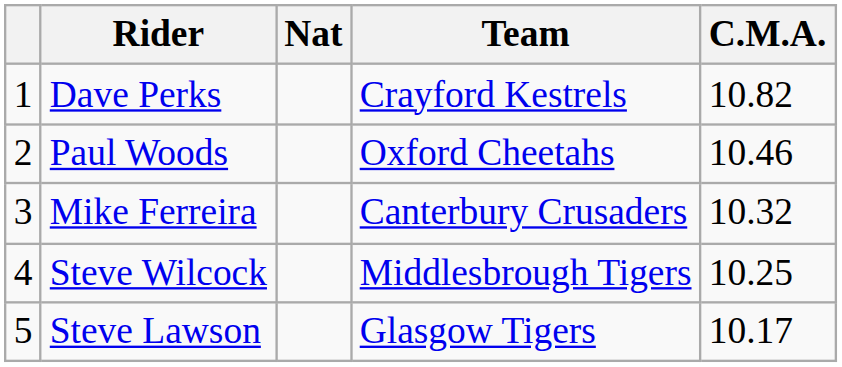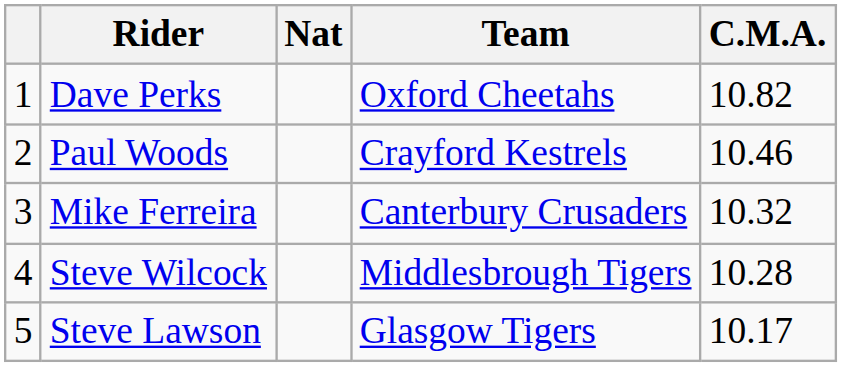(493, 93) Crayford Kestrels -> (487, 93) Oxford Cheetahs
(487, 152) Oxford Cheetahs -> (493, 152) Crayford Kestrels
(751, 271) 10.25 -> (751, 271) 10.28
